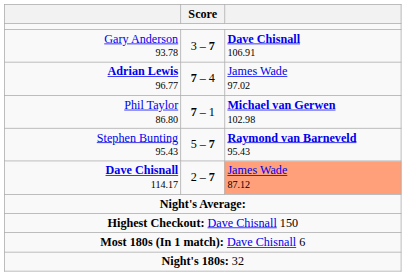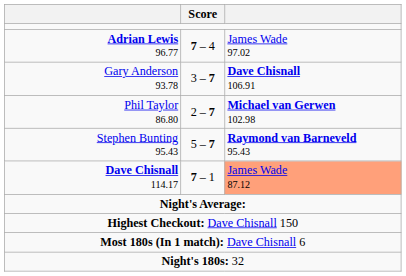rows swapped: (143, 78) <-> (141, 45)
(203, 111) 7 – 1 -> (203, 111) 2 – 7
(203, 177) 2 – 7 -> (203, 177) 7 – 1
